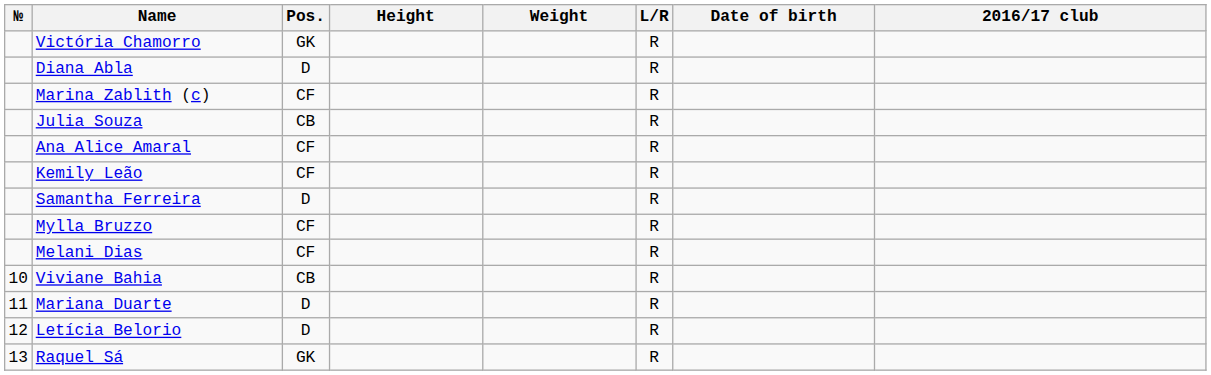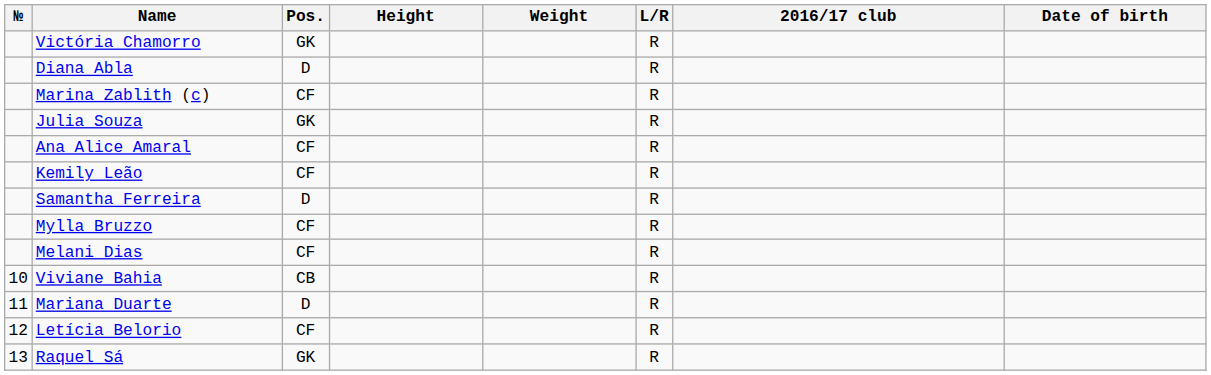columns swapped: (774, 18) <-> (1040, 18)
(306, 123) CB -> (306, 123) GK
(306, 331) D -> (306, 331) CF
